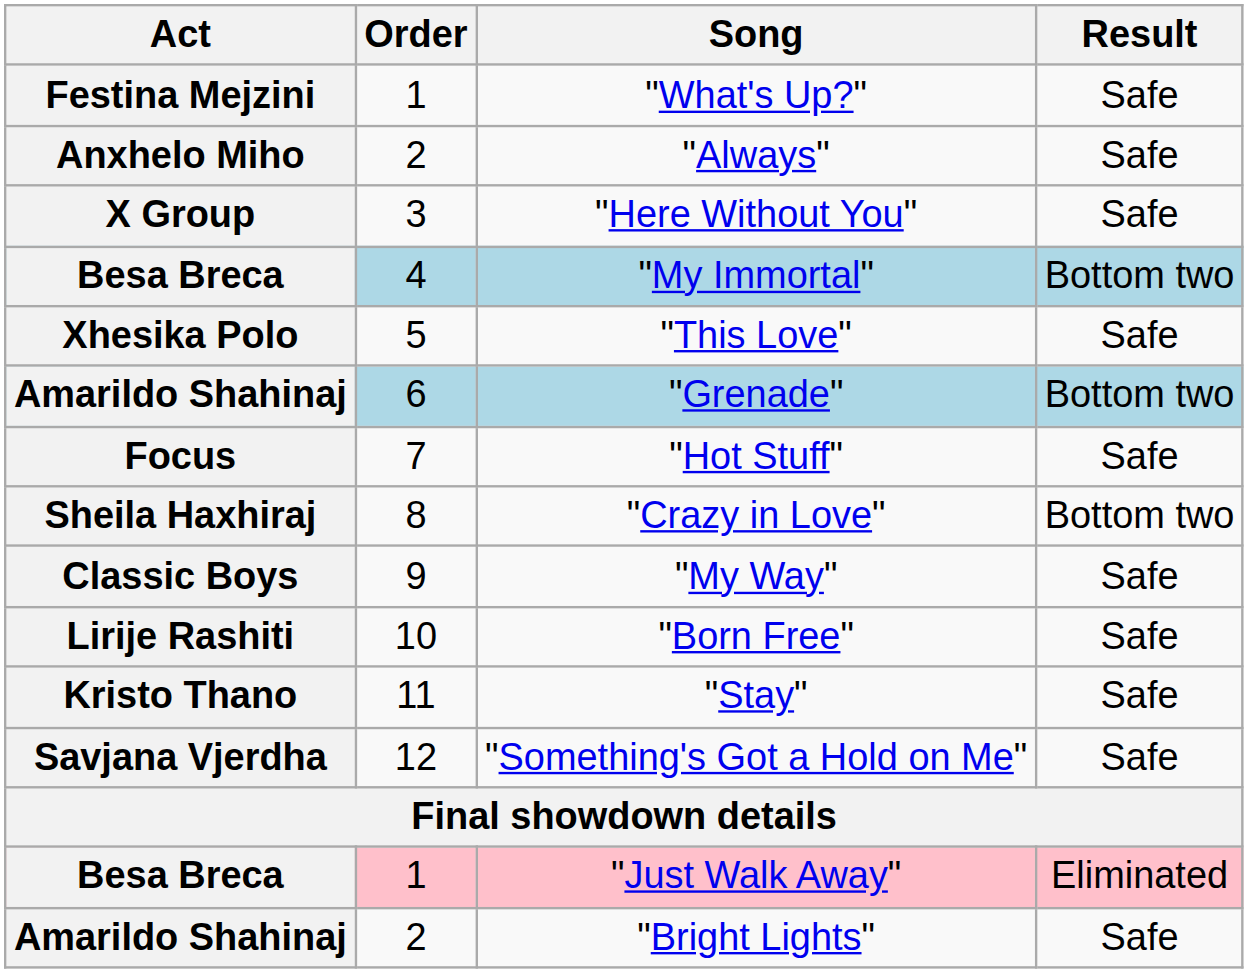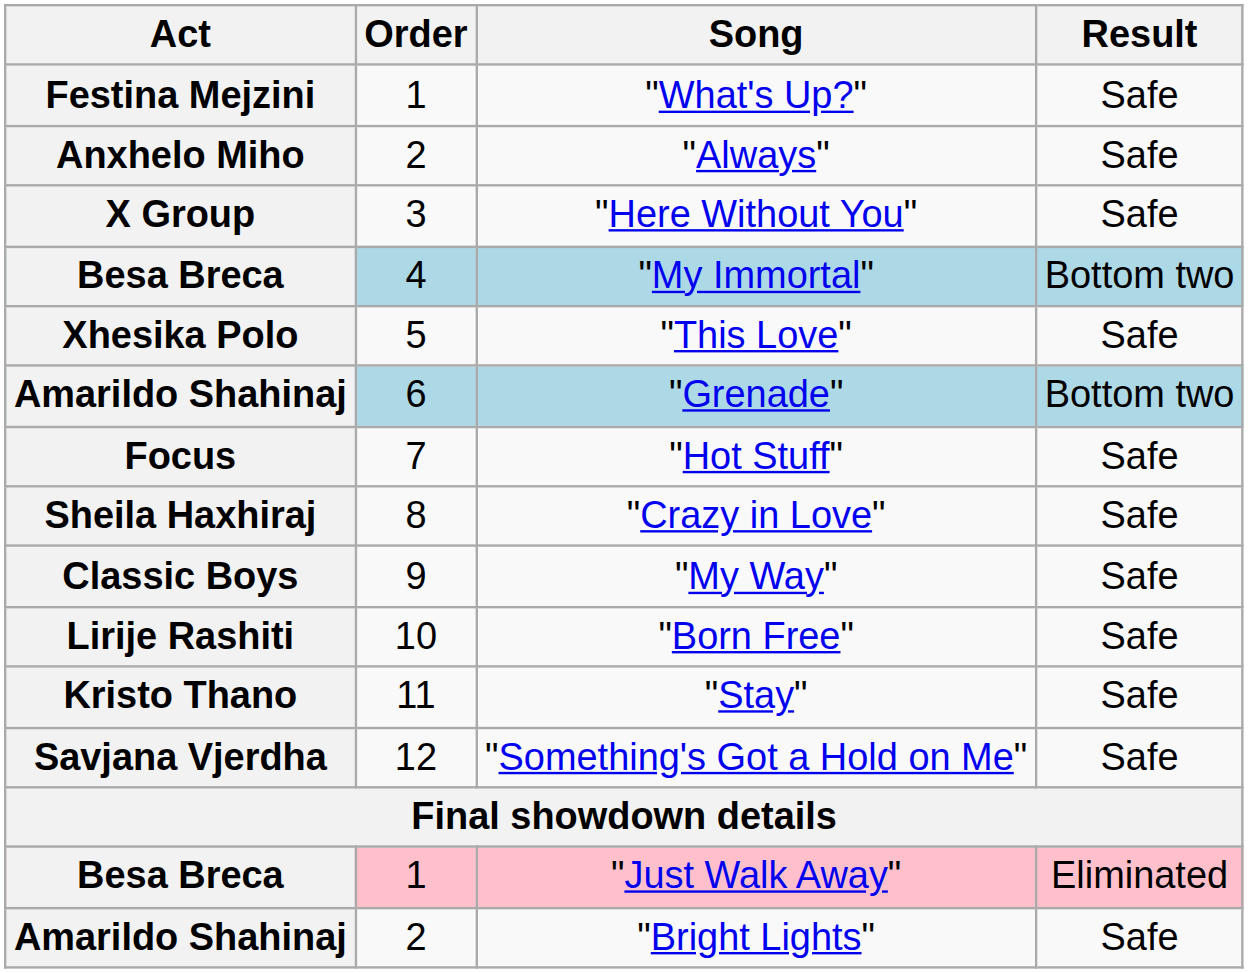(1140, 515) Bottom two -> (1140, 515) Safe
